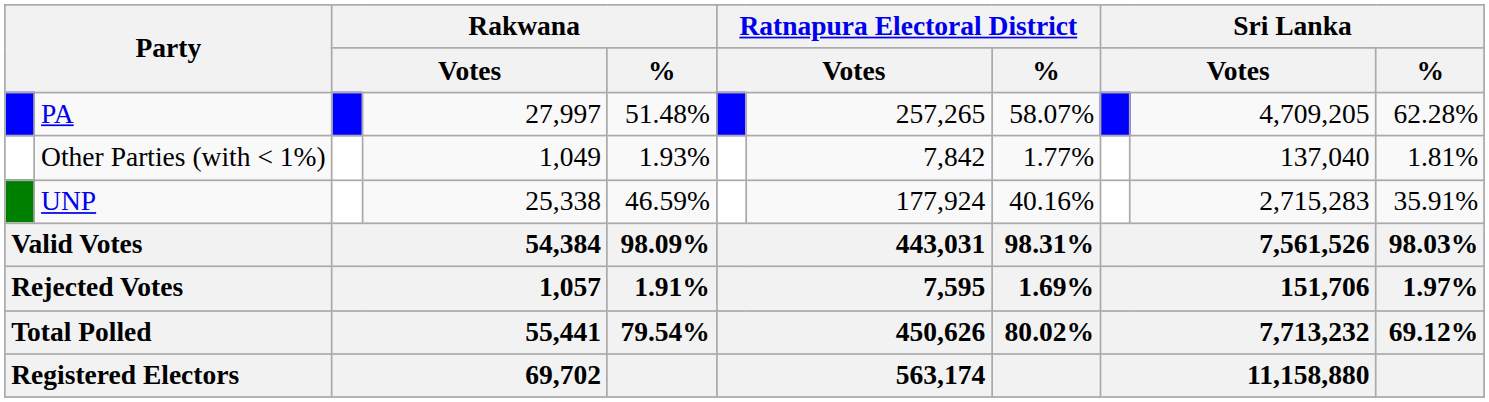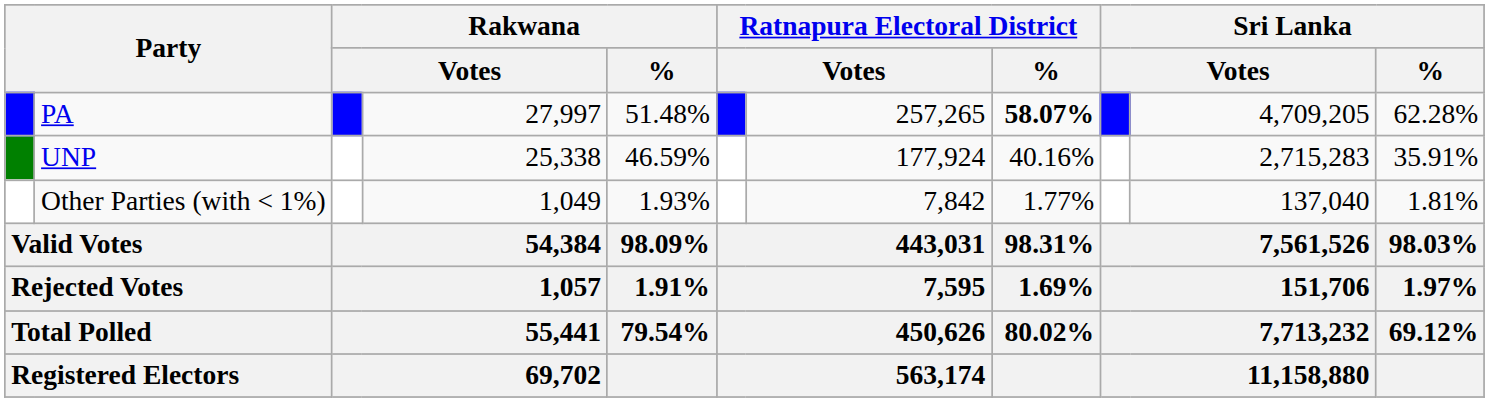(1052, 113) normal -> (1049, 113) bold
rows swapped: (69, 200) <-> (183, 157)
